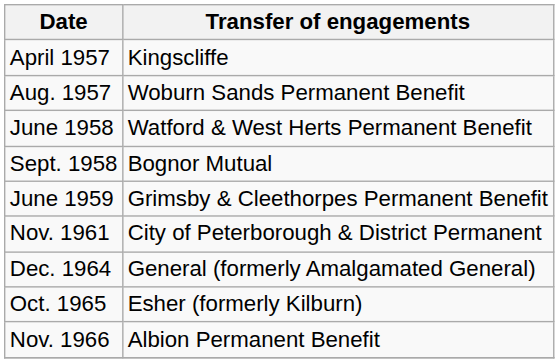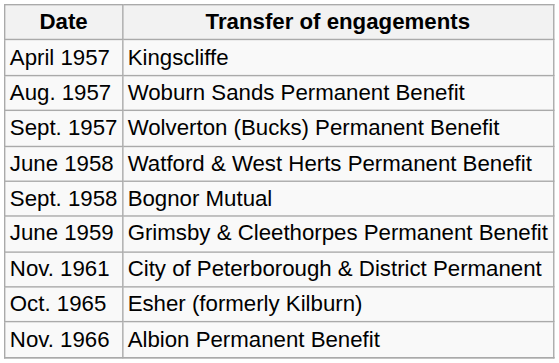+ row: (64, 127)
- row: (61, 269)
